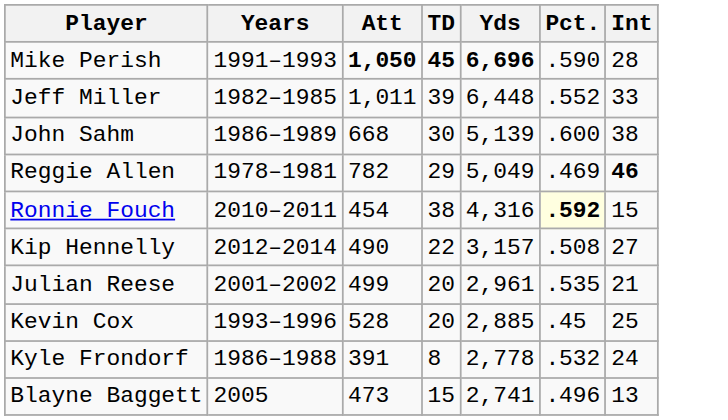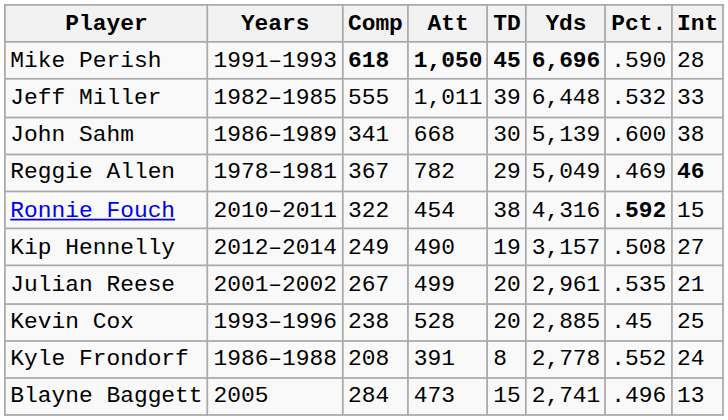+ column: (375, 24)
(573, 98) .552 -> (639, 98) .532
(573, 210) lightyellow background -> (639, 210) no background
(441, 247) 22 -> (507, 247) 19
(573, 359) .532 -> (639, 359) .552
